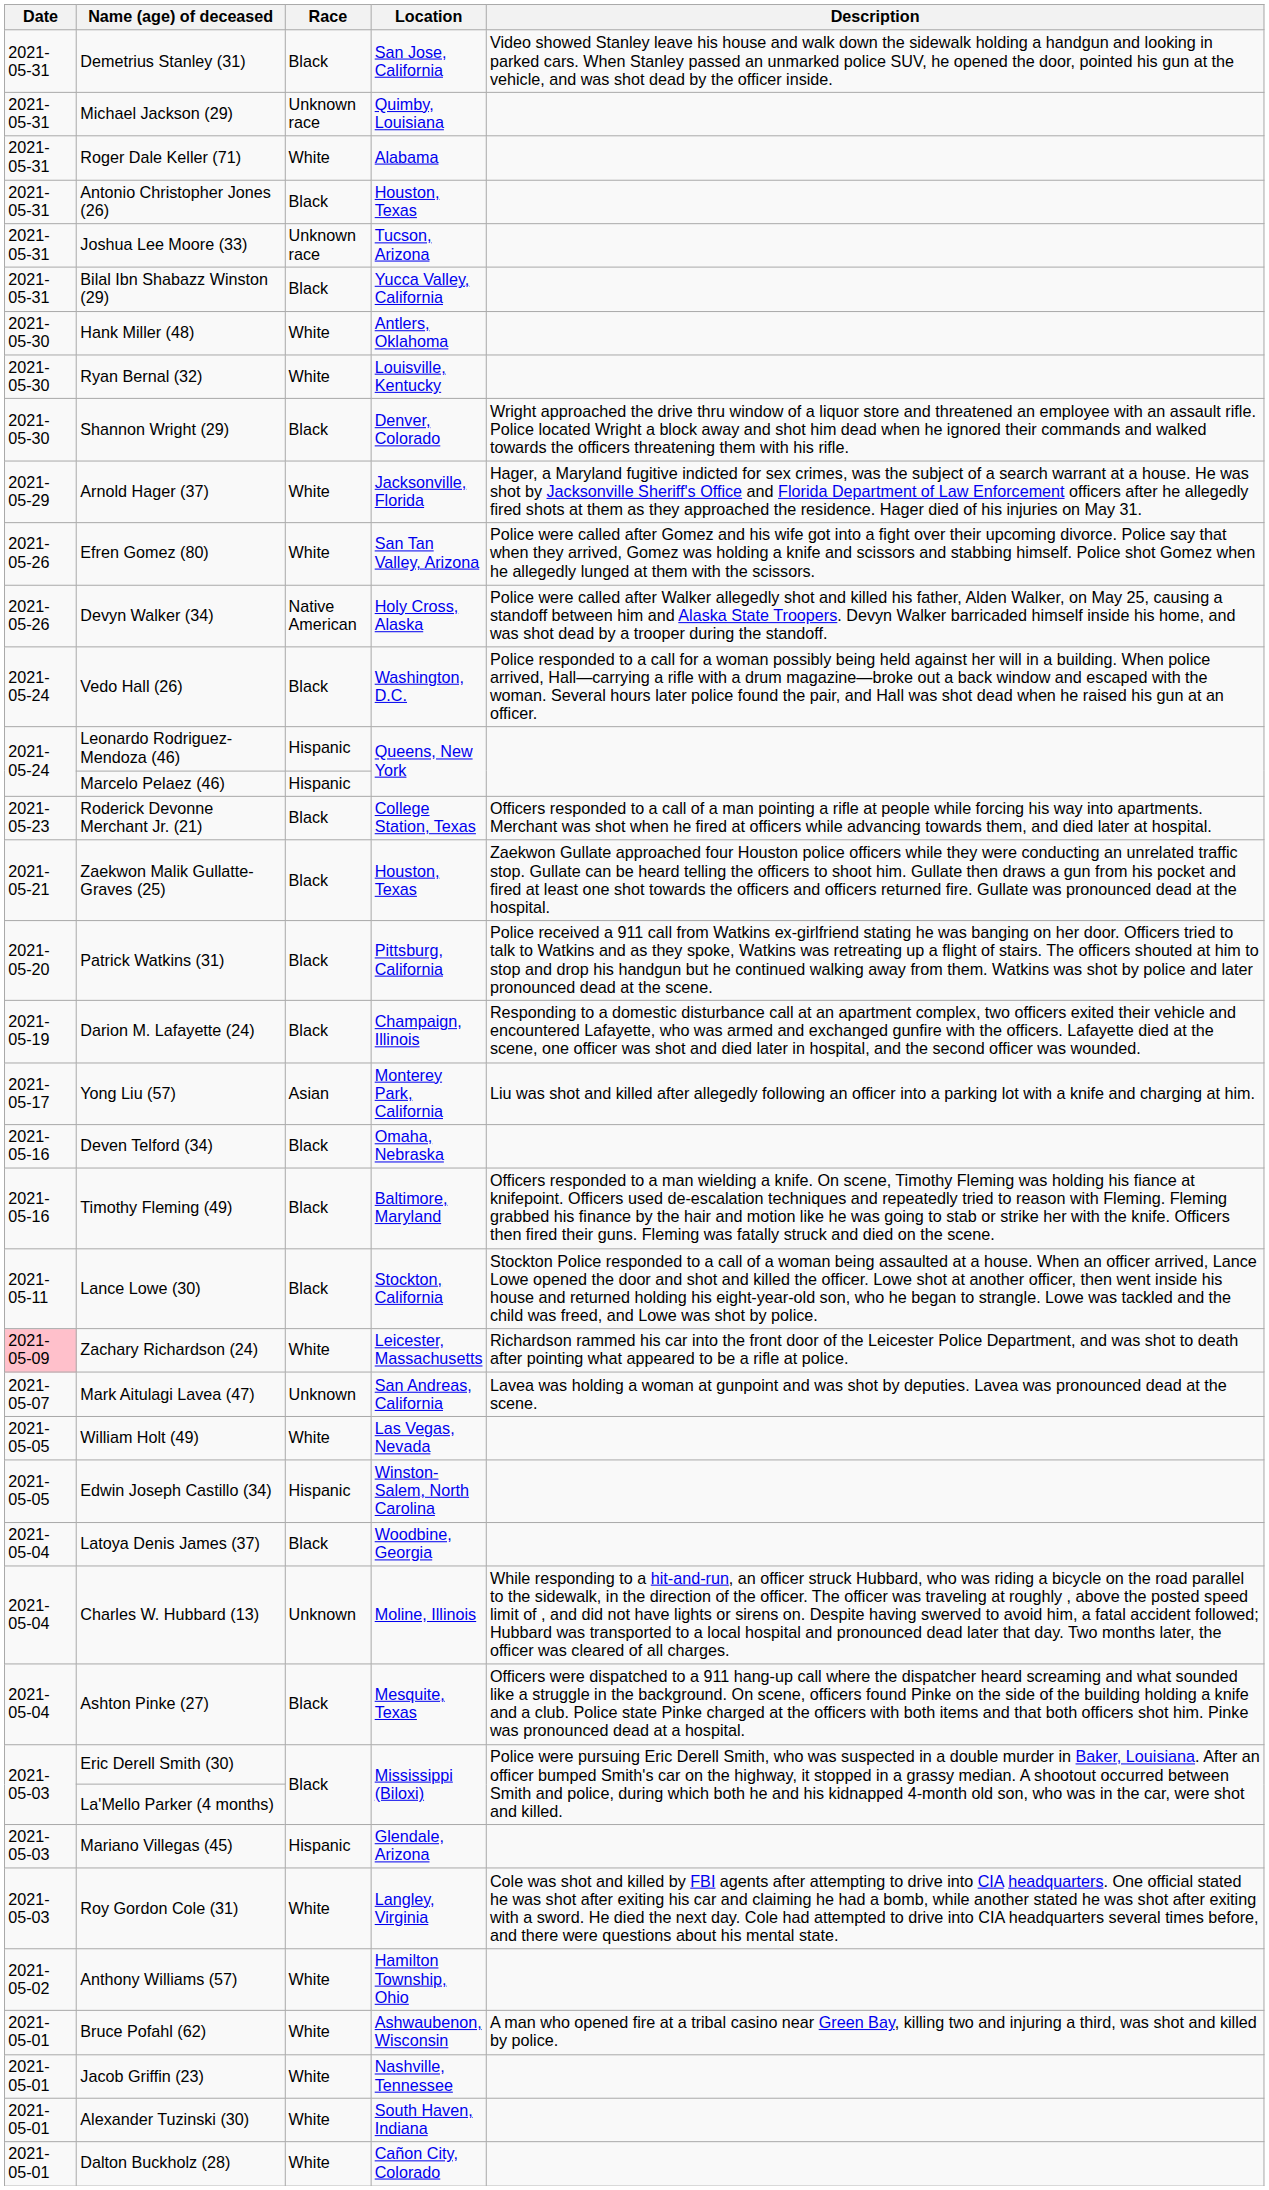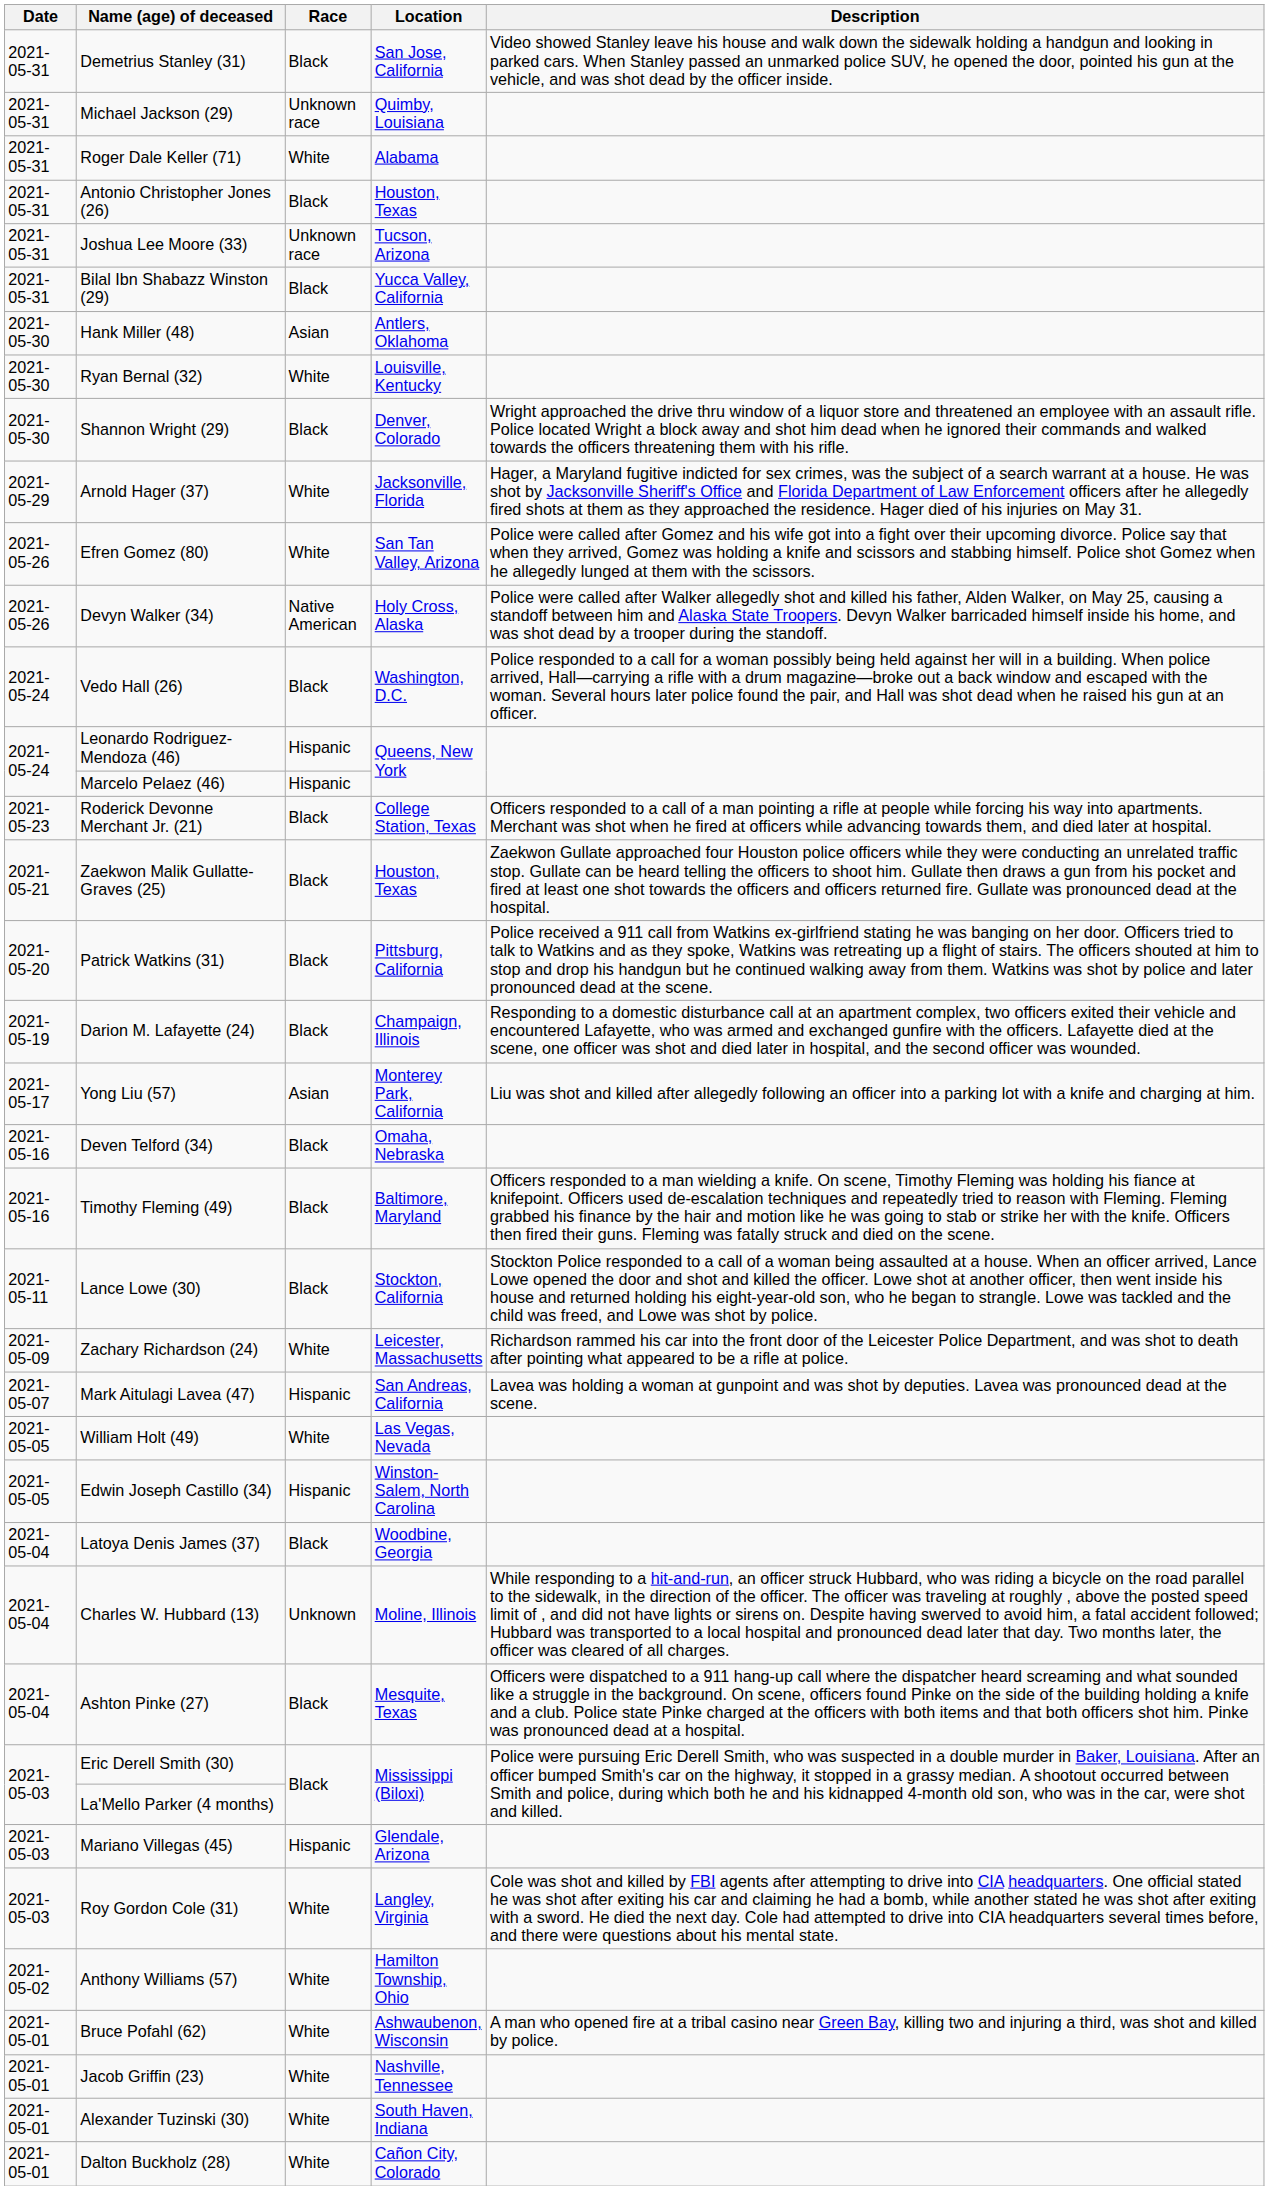(309, 333) White -> (309, 333) Asian
(29, 1350) pink background -> (29, 1350) no background
(322, 1394) Unknown -> (320, 1394) Hispanic
